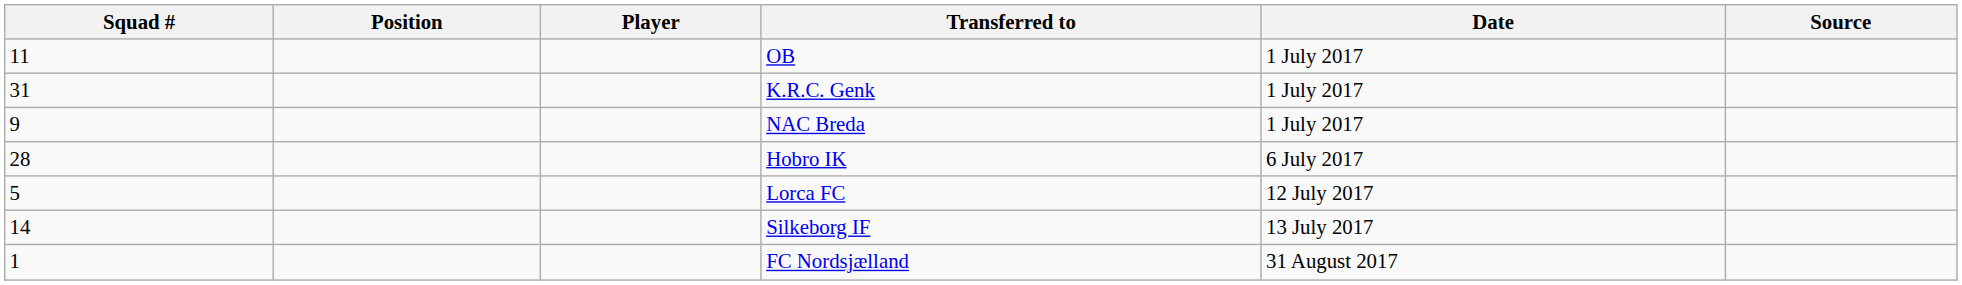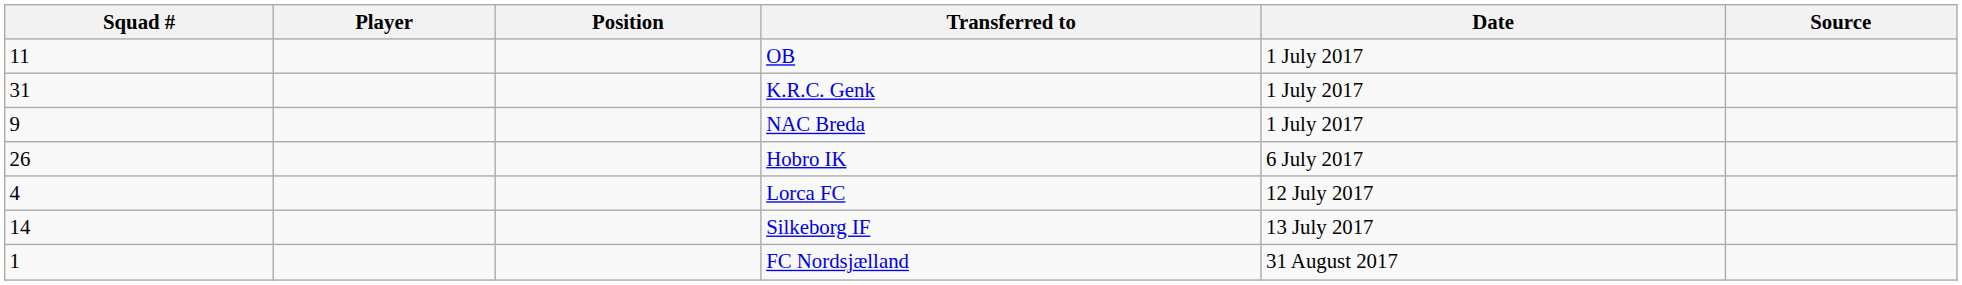columns swapped: (407, 21) <-> (651, 21)
(20, 159) 28 -> (20, 159) 26
(15, 193) 5 -> (15, 193) 4
